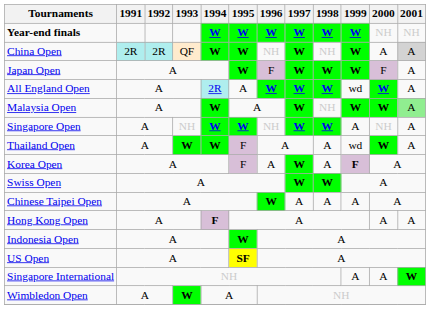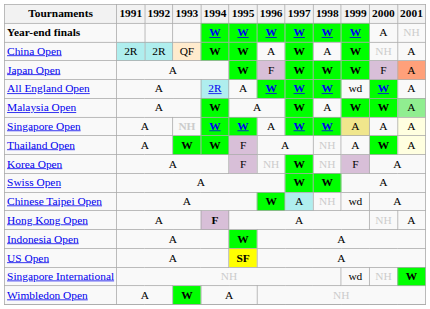(383, 33) NH -> (383, 33) A
(271, 51) NH -> (271, 51) A
(327, 51) NH -> (327, 51) A
(383, 51) A -> (383, 51) NH
(411, 51) lightgrey background -> (411, 51) no background
(411, 70) no background -> (411, 70) lightsalmon background
(327, 108) NH -> (327, 108) A
(187, 126) normal -> (187, 126) bold
(271, 126) NH -> (271, 126) A
(355, 126) no background -> (355, 126) khaki background
(383, 126) NH -> (383, 126) A
(411, 126) no background -> (411, 126) lightyellow background
(327, 145) A -> (327, 145) NH
(355, 145) wd -> (355, 145) A
(411, 145) no background -> (411, 145) lightyellow background
(271, 164) A -> (271, 164) NH
(327, 164) A -> (327, 164) NH
(355, 164) bold -> (355, 164) normal
(299, 201) no background -> (299, 201) paleturquoise background
(327, 201) A -> (327, 201) NH
(355, 201) A -> (355, 201) wd
(383, 220) A -> (383, 220) NH
(355, 276) A -> (355, 276) wd
(383, 276) A -> (383, 276) NH
